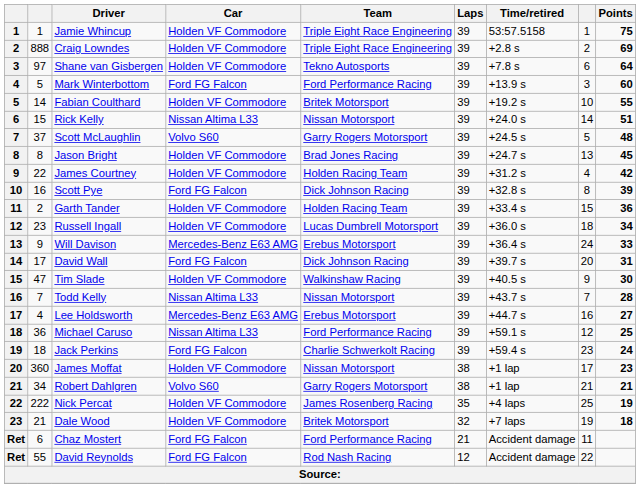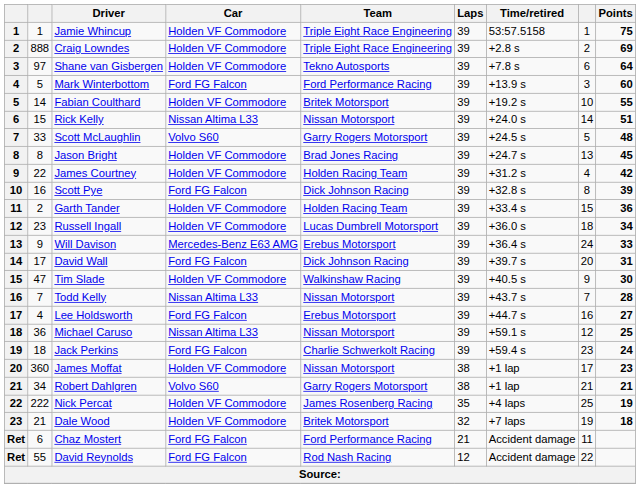(40, 138) 37 -> (40, 138) 33
(233, 315) Mercedes-Benz E63 AMG -> (208, 315) Ford FG Falcon
(368, 333) Ford Performance Racing -> (349, 333) Nissan Motorsport
